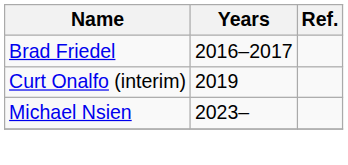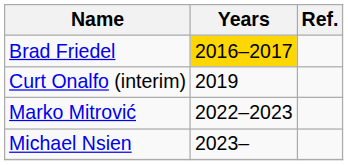(244, 50) no background -> (244, 50) gold background
+ row: (73, 112)
